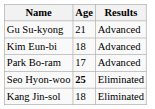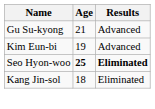(81, 46) 18 -> (81, 46) 19
- row: (34, 63)
(121, 79) normal -> (123, 63) bold
